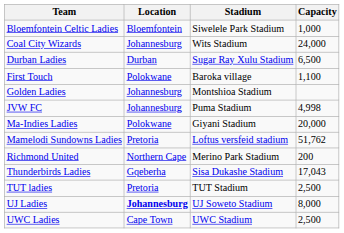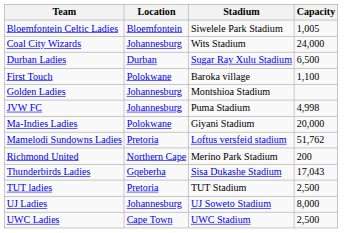(309, 28) 1,000 -> (308, 28) 1,005
(157, 204) bold -> (154, 204) normal
